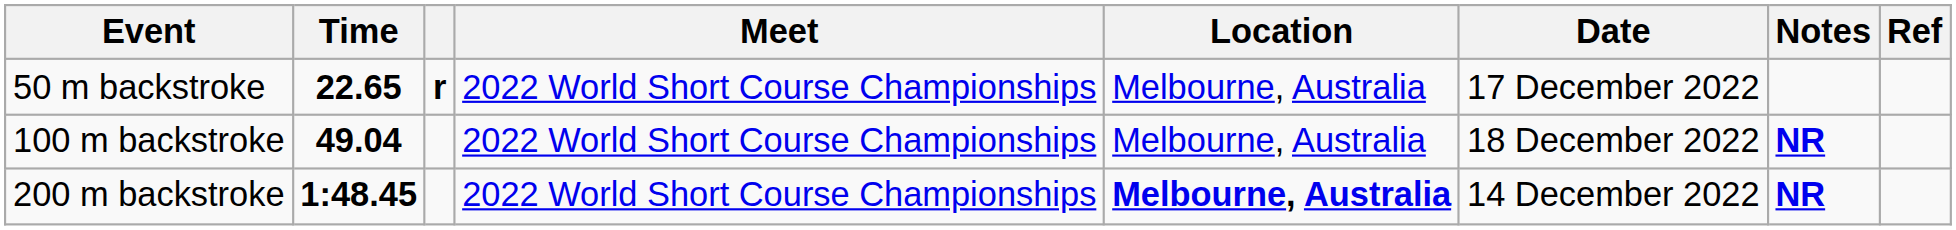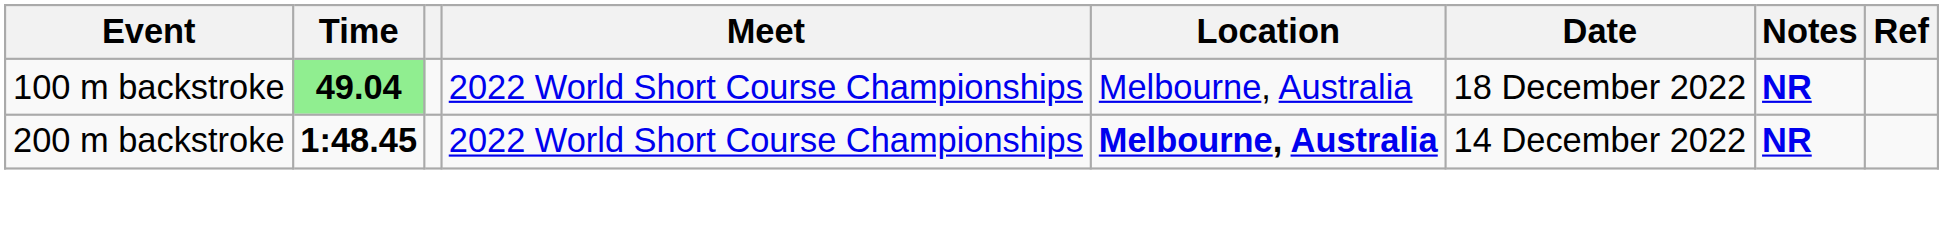- row: (139, 86)
(359, 140) no background -> (359, 86) lightgreen background
